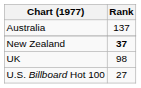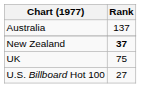(121, 59) 98 -> (121, 59) 75
